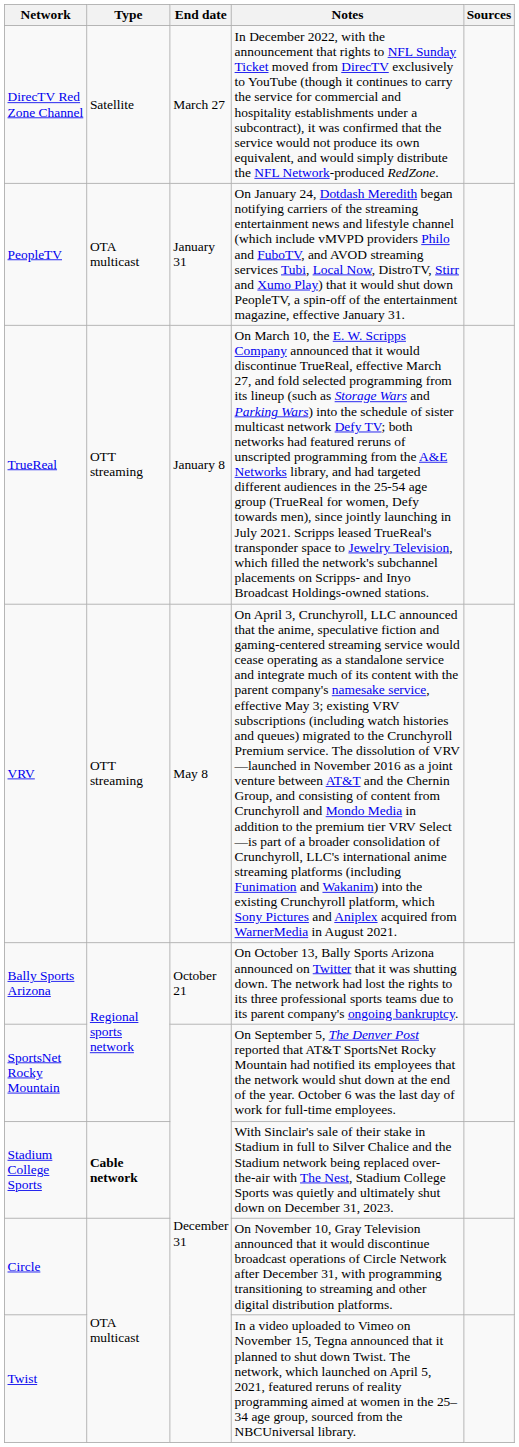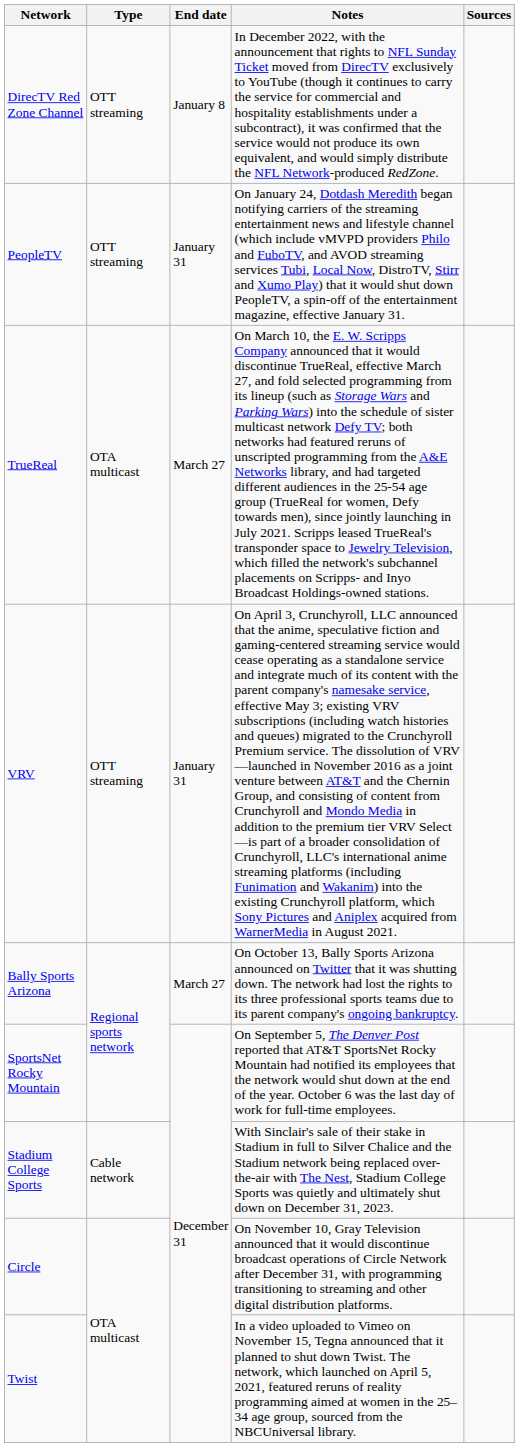(112, 104) Satellite -> (116, 104) OTT streaming
(199, 104) March 27 -> (199, 104) January 8
(115, 254) OTA multicast -> (116, 254) OTT streaming
(116, 464) OTT streaming -> (115, 464) OTA multicast
(199, 464) January 8 -> (199, 464) March 27
(191, 773) May 8 -> (194, 773) January 31
(195, 983) October 21 -> (199, 983) March 27
(114, 1169) bold -> (112, 1169) normal
